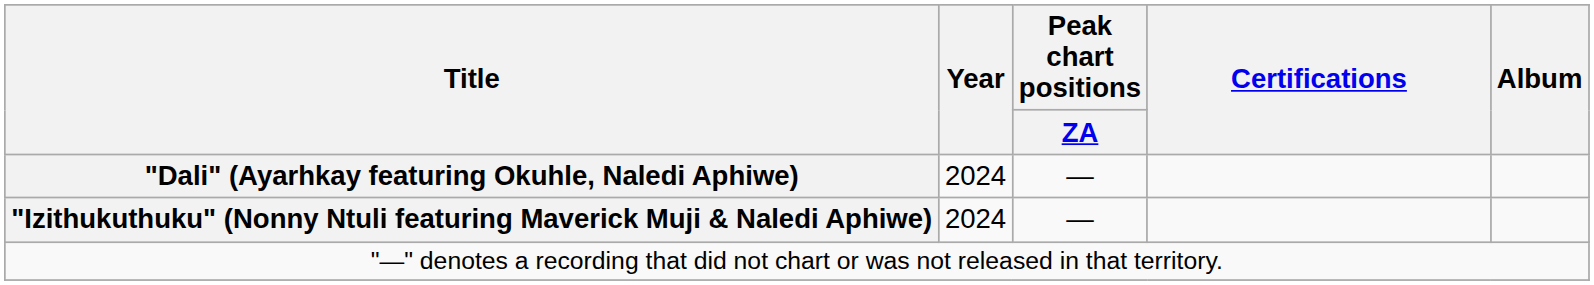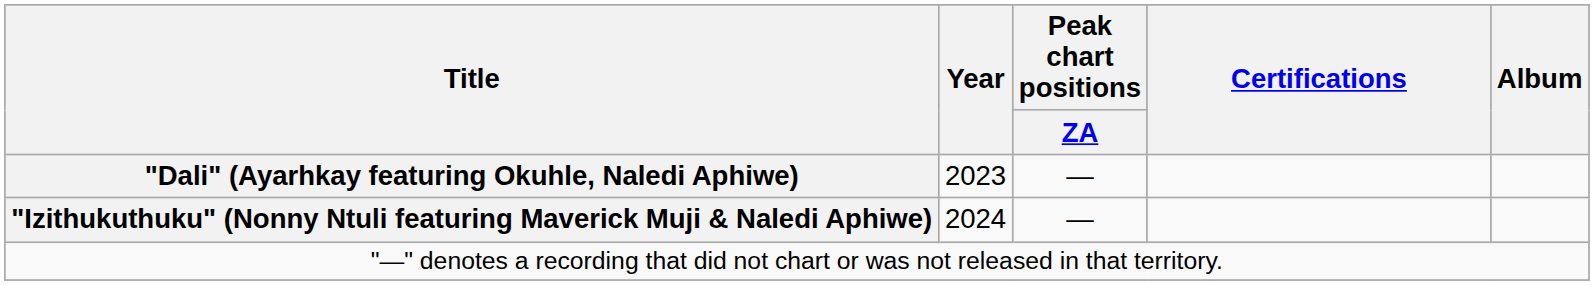(976, 175) 2024 -> (976, 175) 2023
